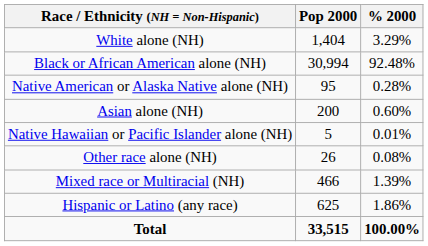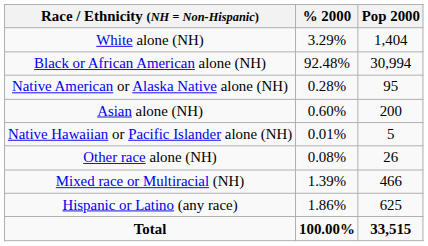columns swapped: (328, 16) <-> (392, 16)
